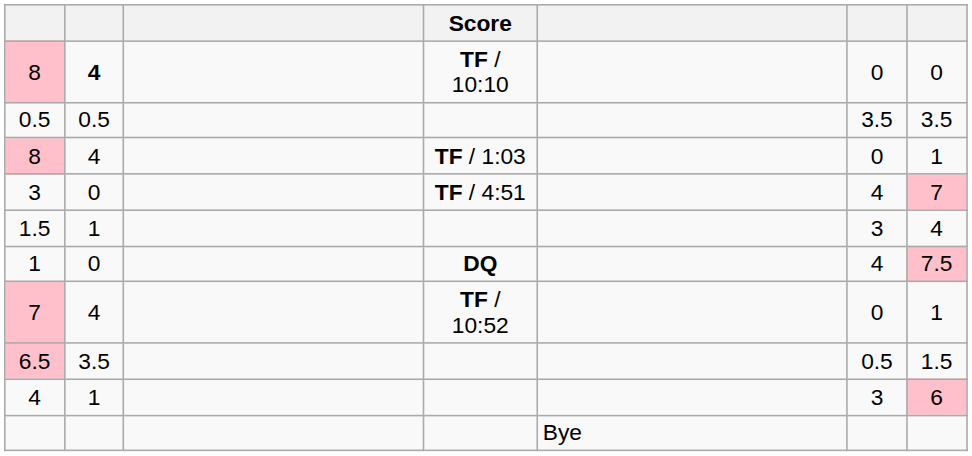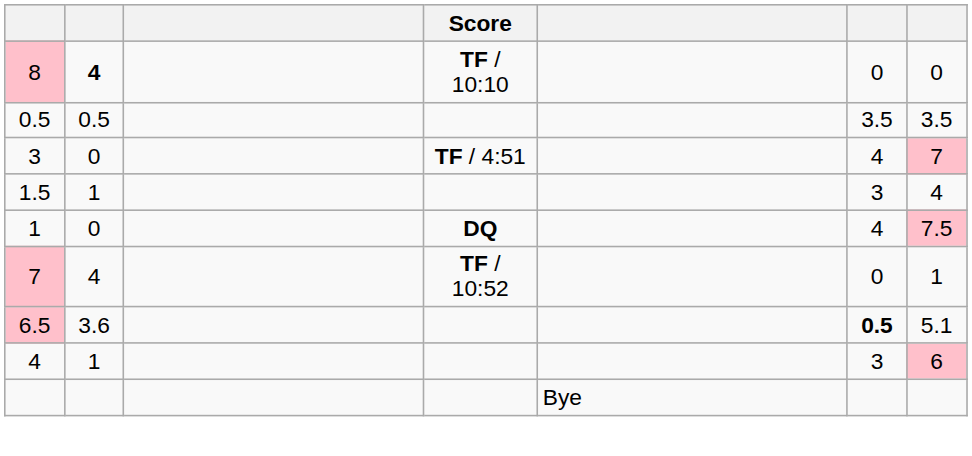- row: (35, 156)
(94, 361) 3.5 -> (94, 325) 3.6
(877, 361) normal -> (877, 325) bold
(937, 361) 1.5 -> (937, 325) 5.1
